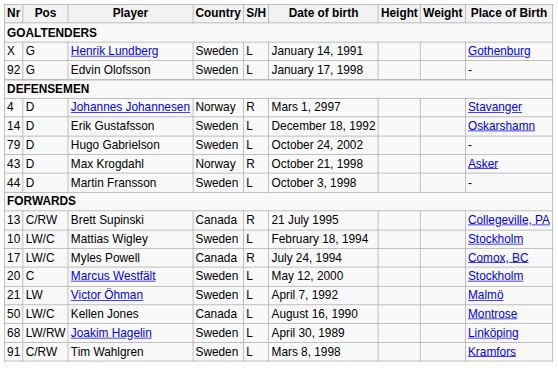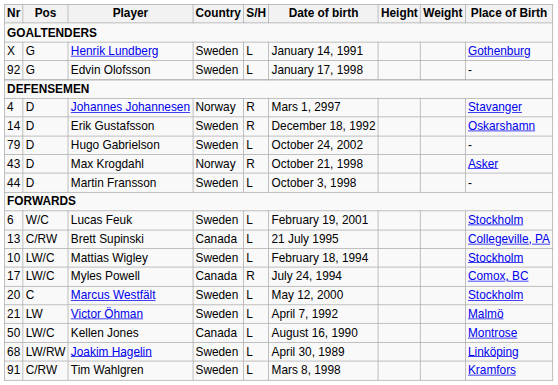(250, 126) L -> (251, 126) R
+ row: (101, 220)
(251, 220) R -> (250, 239) L
